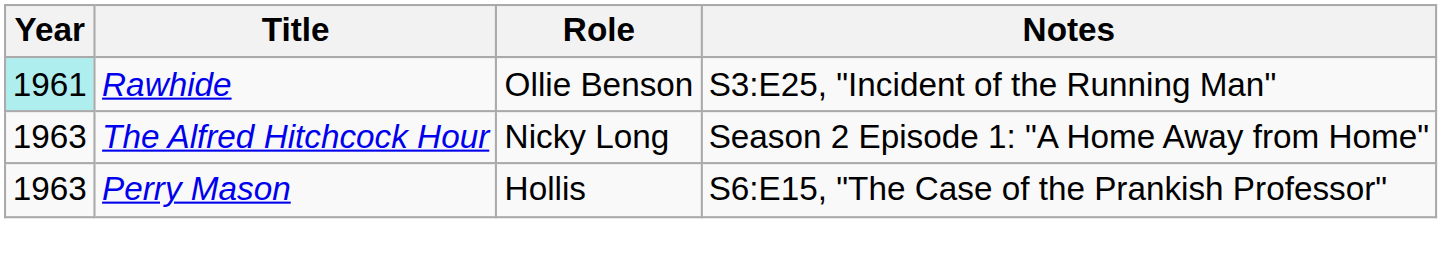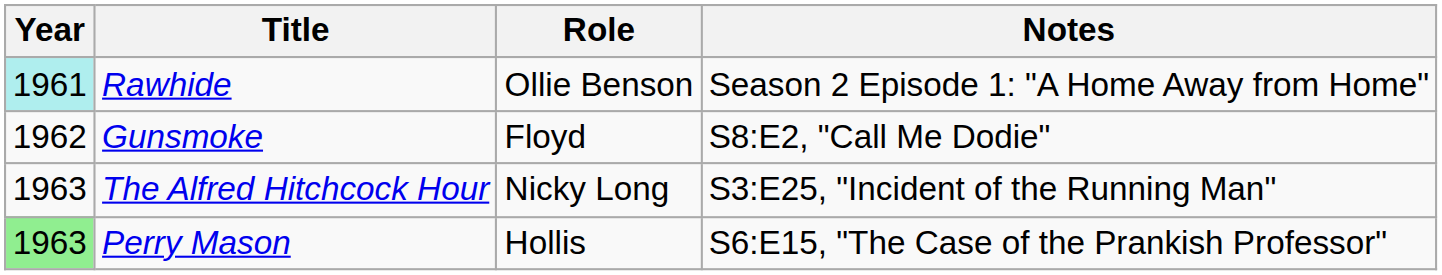(992, 83) S3:E25, "Incident of the Running Man" -> (1069, 83) Season 2 Episode 1: "A Home Away from Home"
+ row: (183, 136)
(1069, 136) Season 2 Episode 1: "A Home Away from Home" -> (992, 189) S3:E25, "Incident of the Running Man"
(50, 189) no background -> (50, 242) lightgreen background
